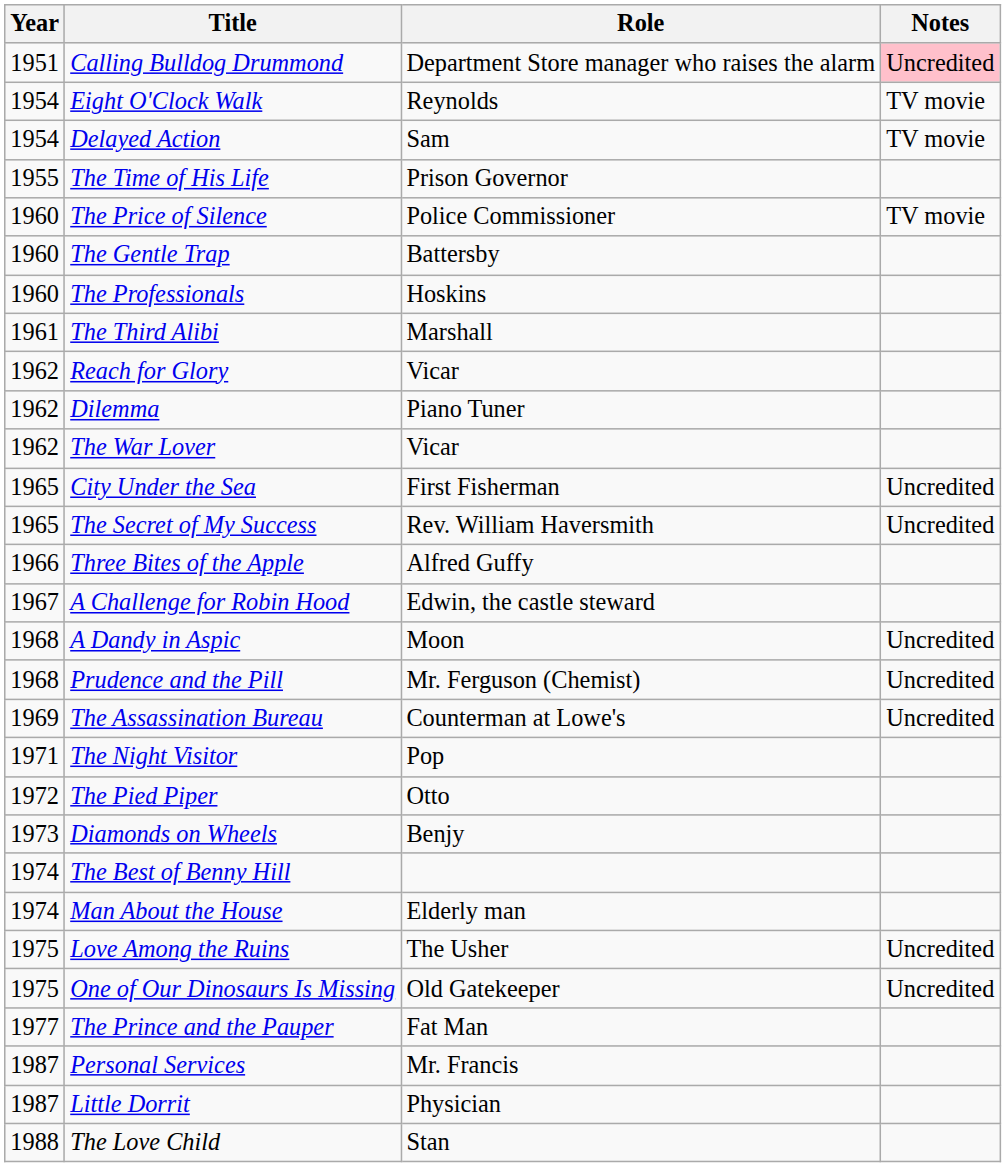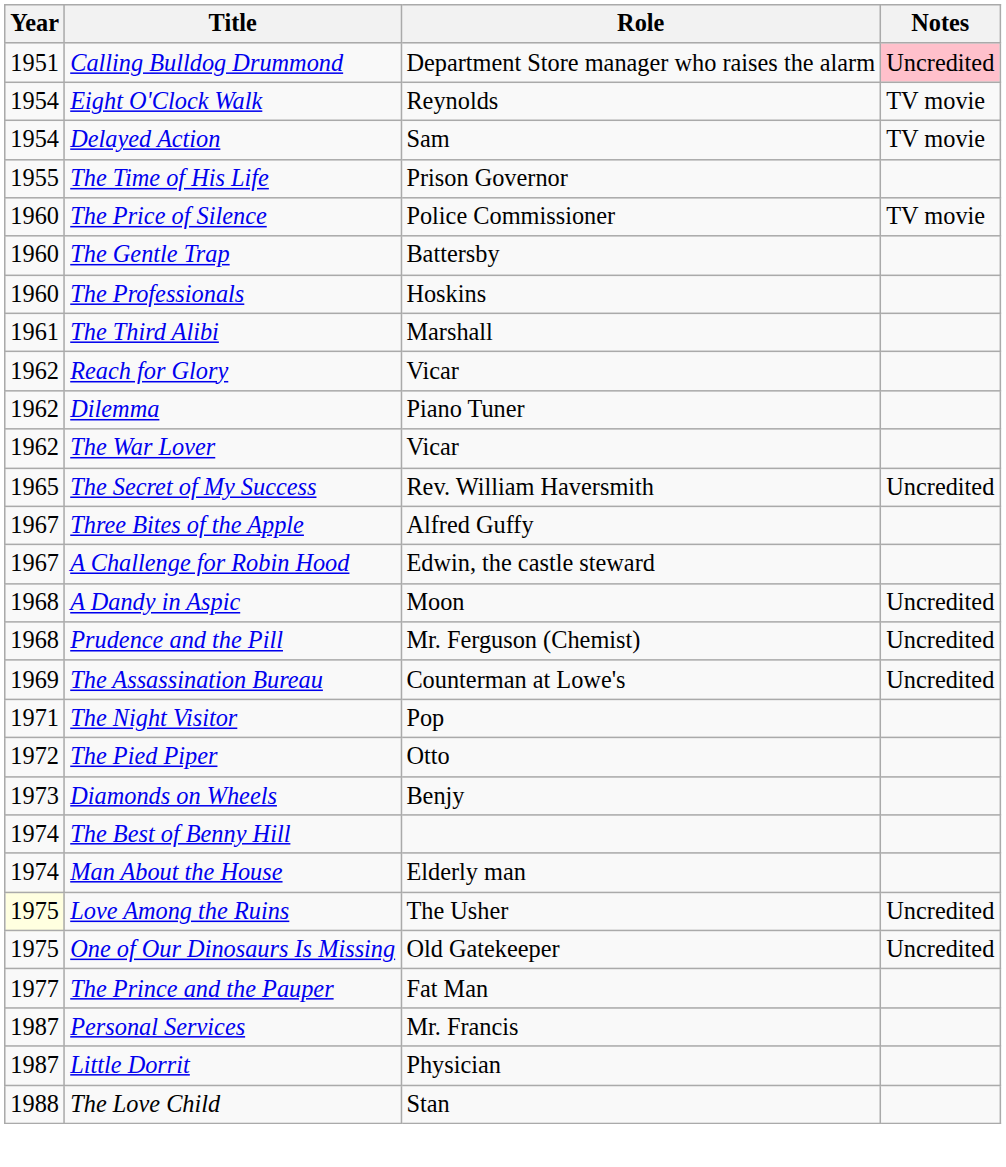- row: (163, 486)
(35, 563) 1966 -> (35, 525) 1967
(35, 949) no background -> (35, 910) lightyellow background
